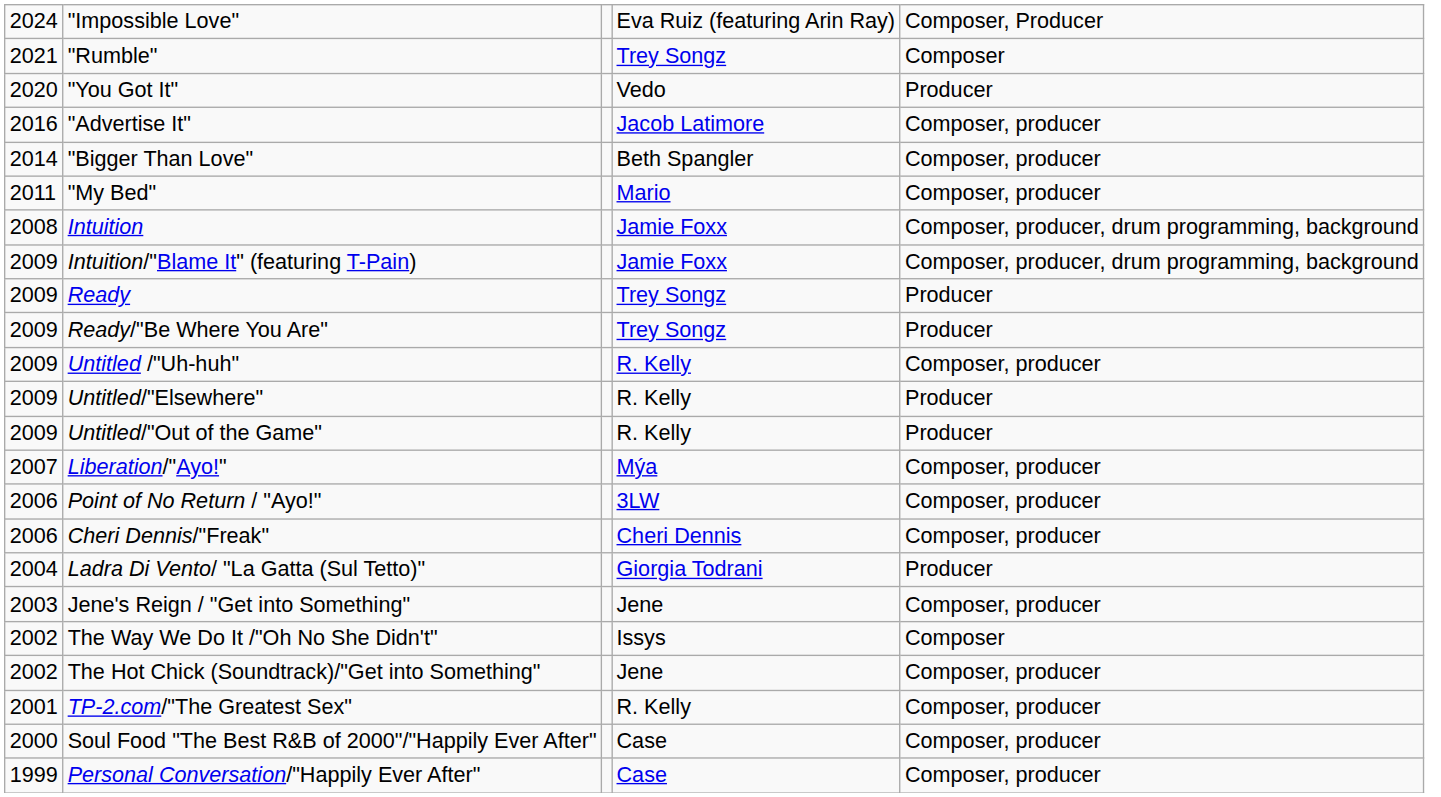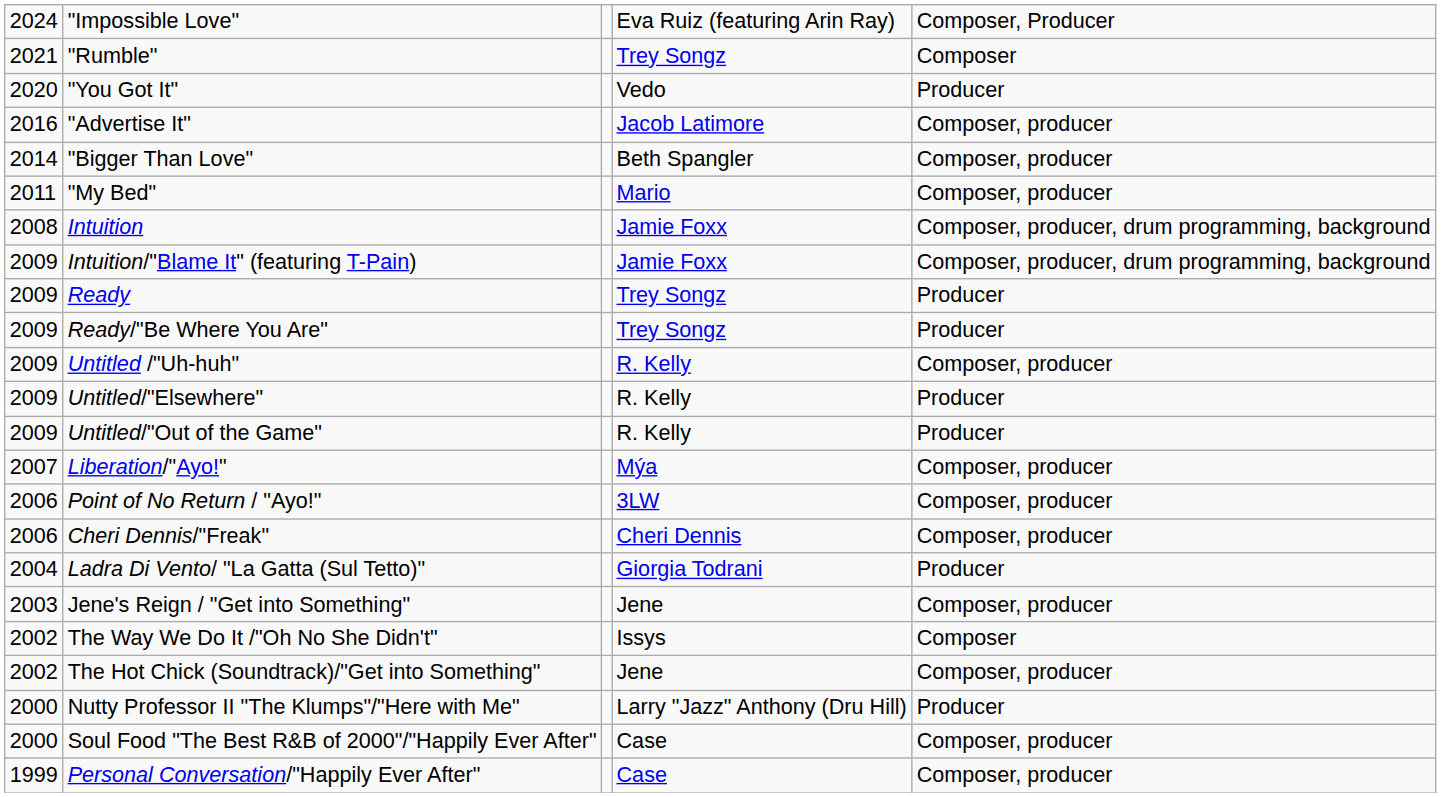- row: (210, 706)
+ row: (294, 706)
